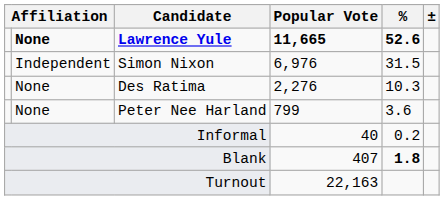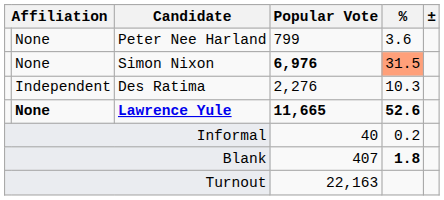rows swapped: (175, 40) <-> (192, 111)
(63, 64) Independent -> (32, 64) None
(295, 64) normal -> (295, 64) bold
(403, 64) no background -> (403, 64) lightsalmon background
(32, 88) None -> (63, 88) Independent
